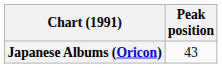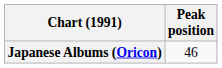(191, 52) 43 -> (191, 52) 46
